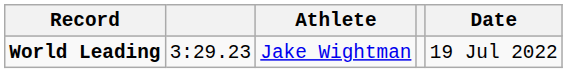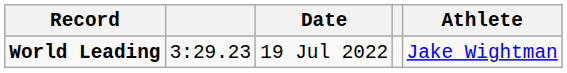columns swapped: (336, 21) <-> (494, 21)
